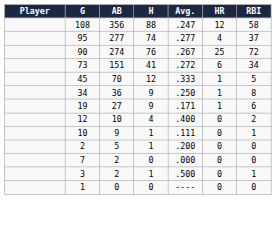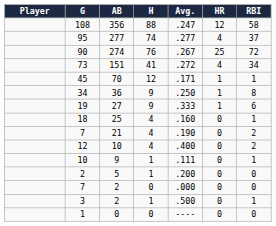(220, 65) 6 -> (220, 65) 4
(185, 79) .333 -> (185, 79) .171
(254, 79) 5 -> (254, 79) 1
(185, 106) .171 -> (185, 106) .333
+ row: (82, 120)
+ row: (82, 133)
